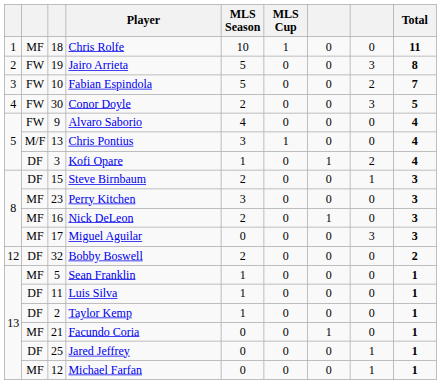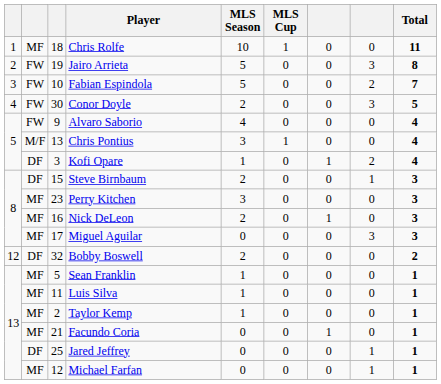(35, 293) DF -> (35, 293) MF
(35, 312) DF -> (35, 312) MF
